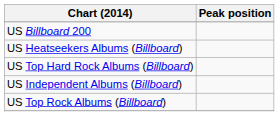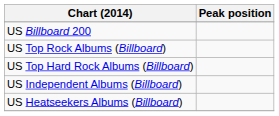rows swapped: (95, 48) <-> (87, 102)
